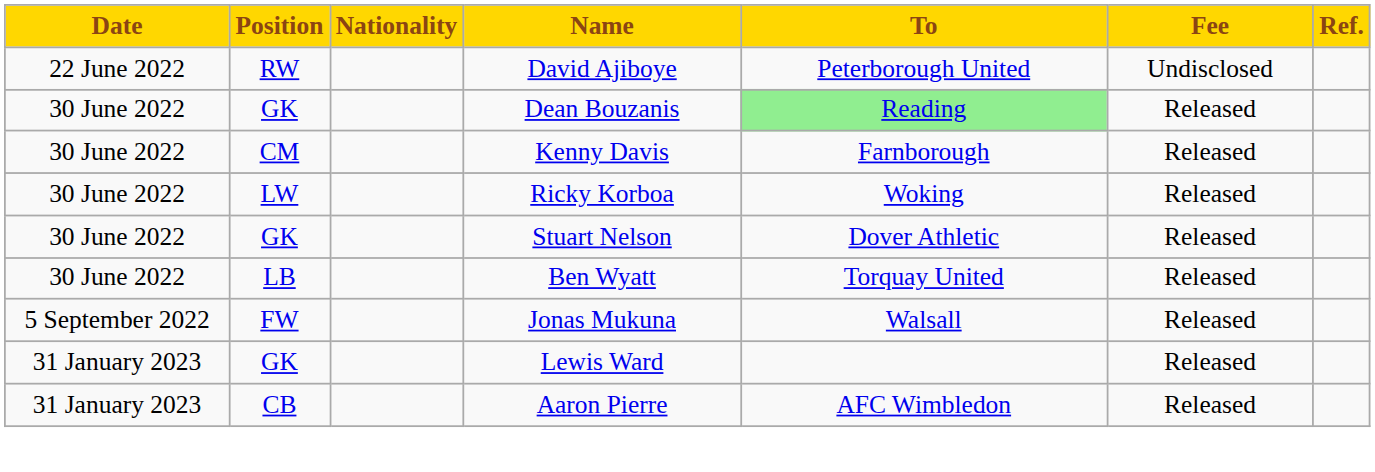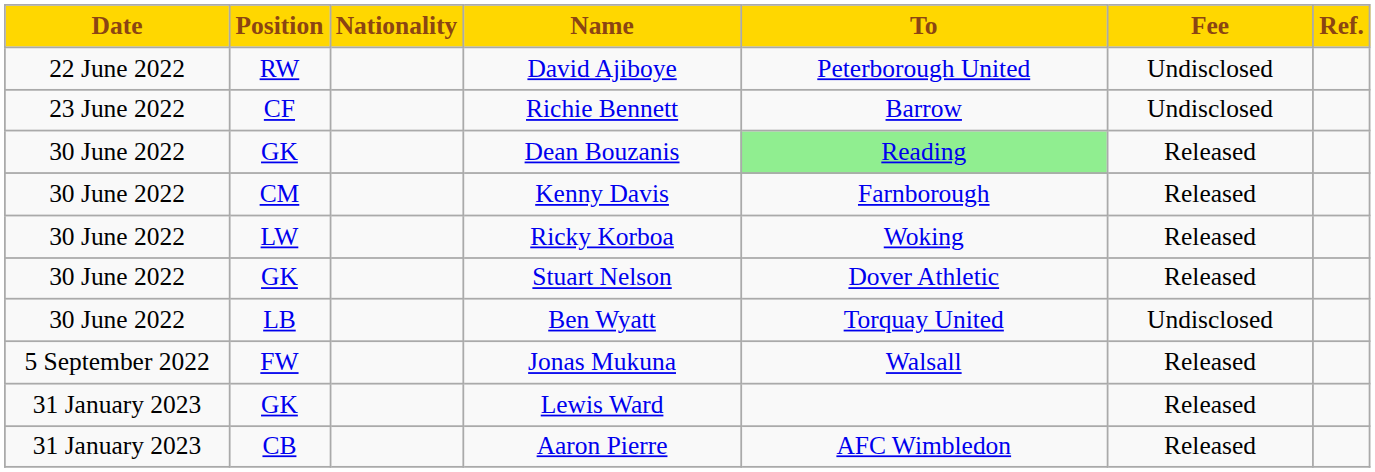+ row: (602, 109)
(1210, 278) Released -> (1210, 320) Undisclosed
